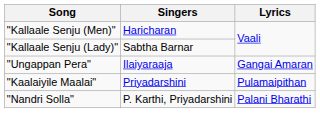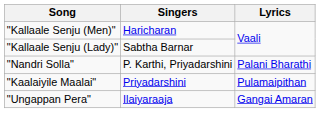rows swapped: (49, 64) <-> (40, 99)
